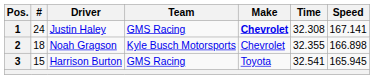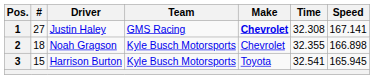(39, 29) 24 -> (39, 29) 27
(156, 62) GMS Racing -> (181, 62) Kyle Busch Motorsports
